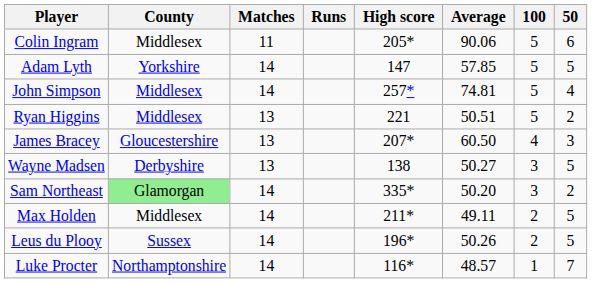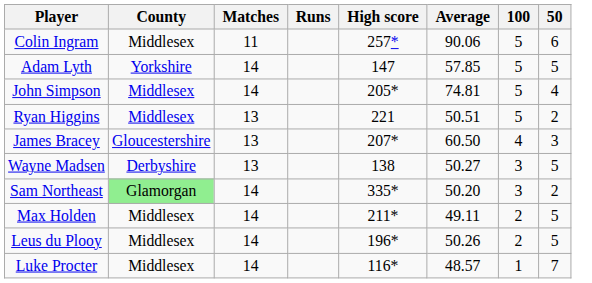(399, 41) 205* -> (383, 41) 257*
(399, 91) 257* -> (383, 91) 205*
(169, 240) Sussex -> (161, 240) Middlesex
(169, 265) Northamptonshire -> (161, 265) Middlesex
